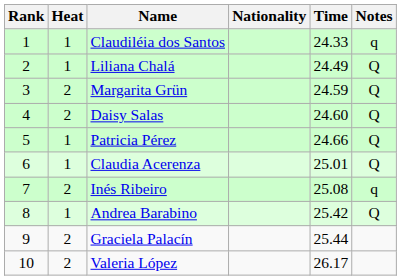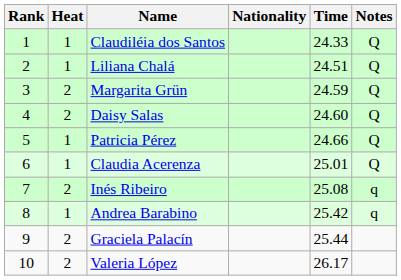(374, 41) q -> (374, 41) Q
(331, 66) 24.49 -> (331, 66) 24.51
(374, 213) Q -> (374, 213) q
